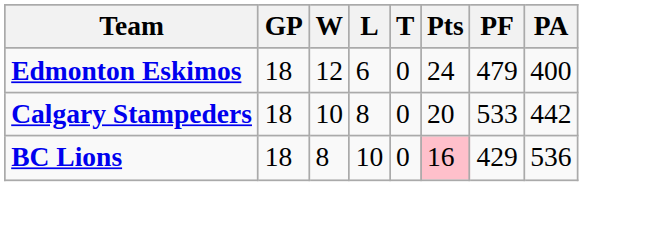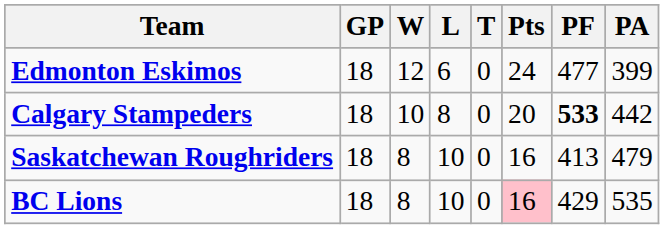(497, 69) 479 -> (578, 69) 477
(551, 69) 400 -> (632, 69) 399
(497, 113) normal -> (578, 113) bold
+ row: (172, 157)
(551, 157) 536 -> (632, 200) 535
